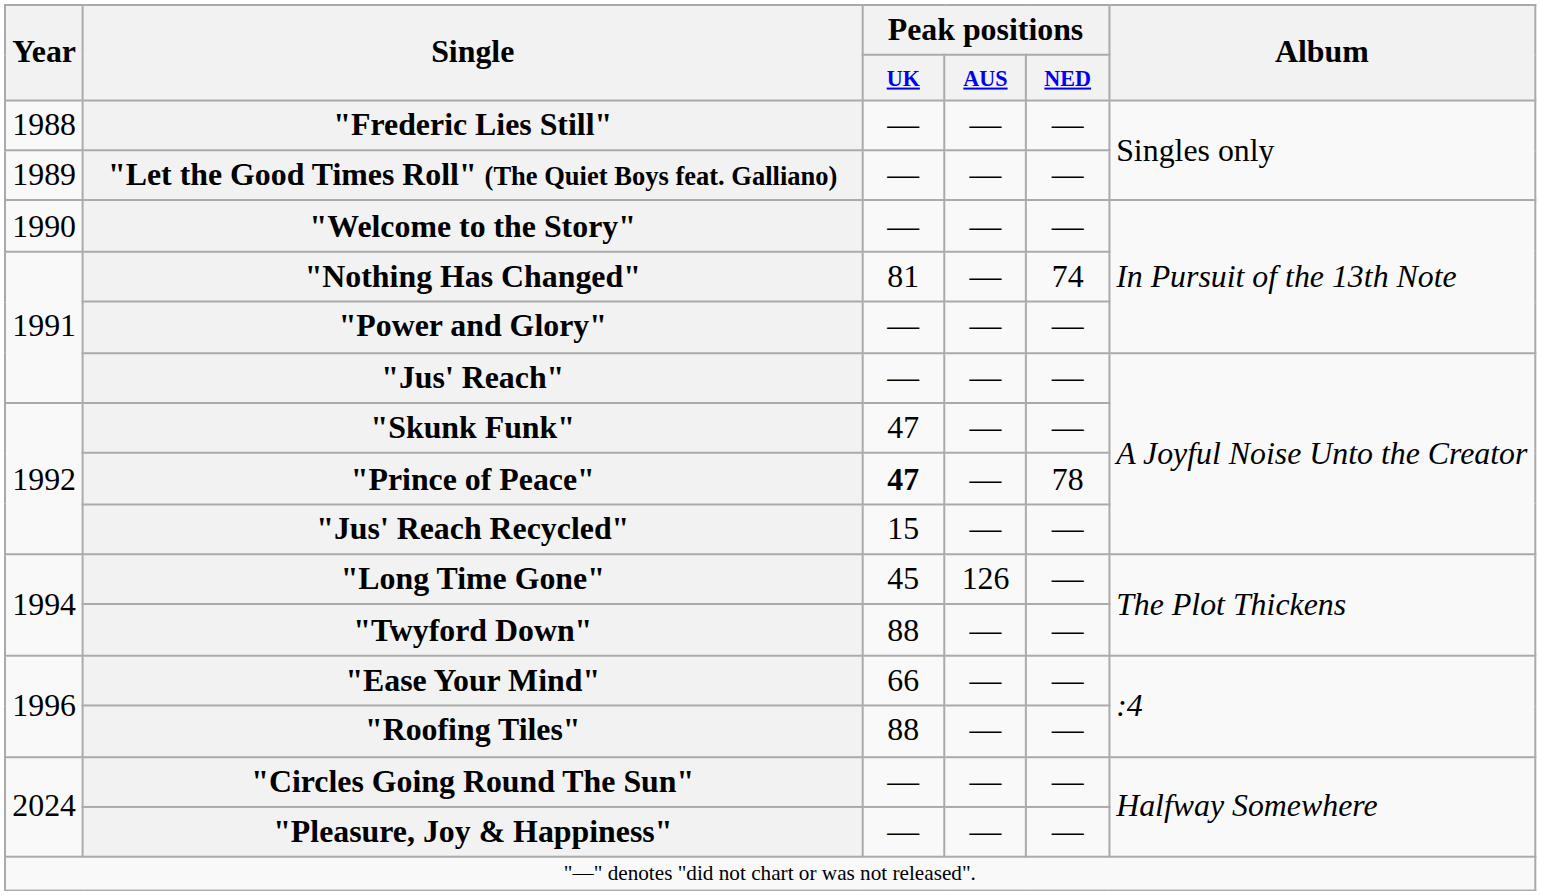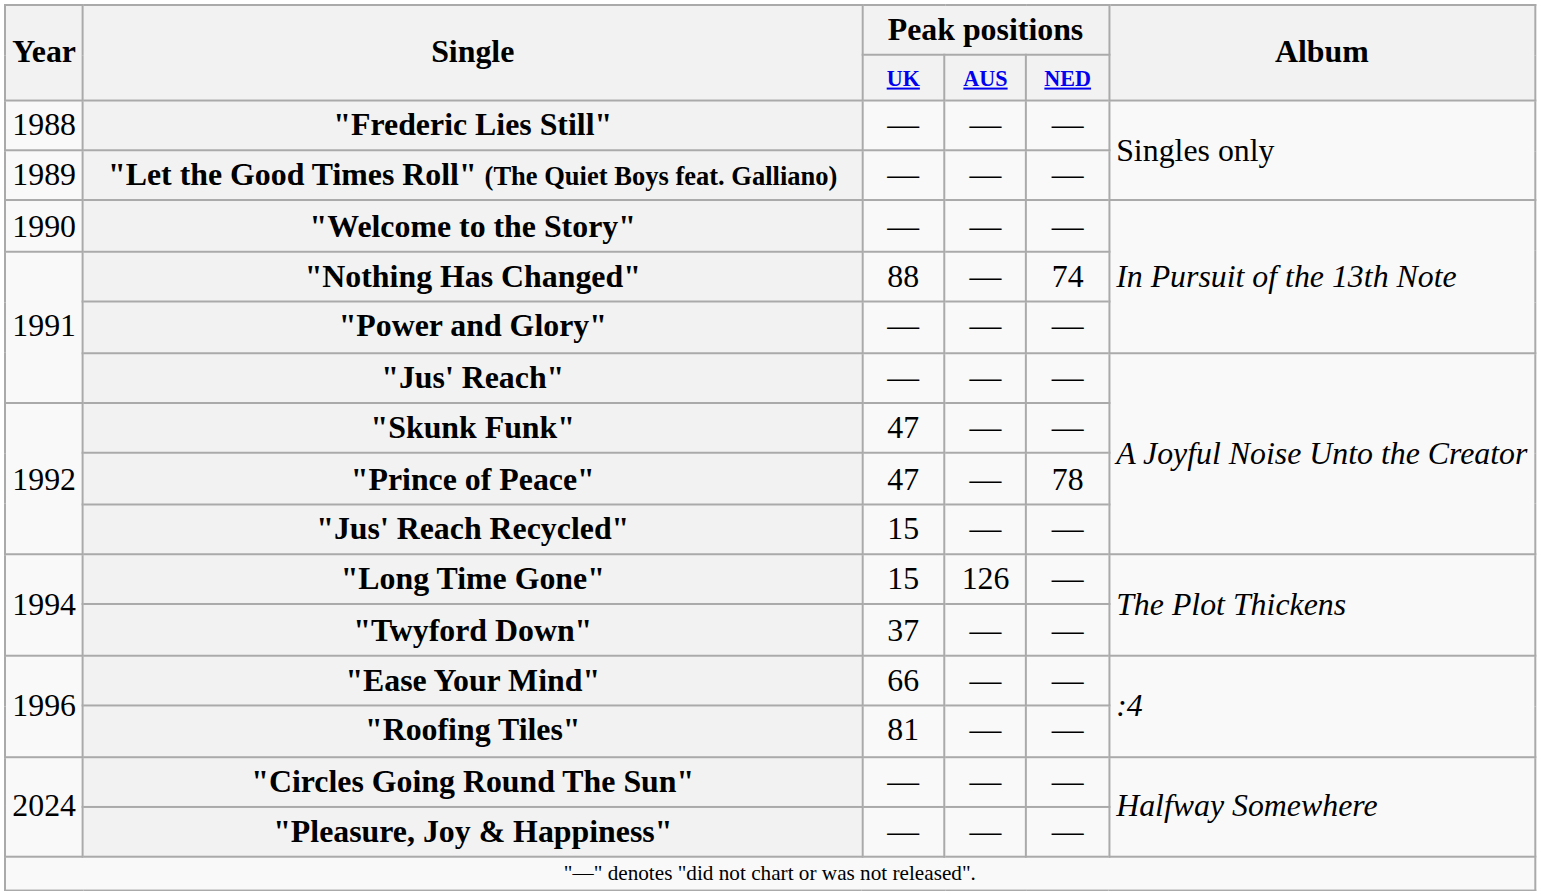(903, 276) 81 -> (903, 276) 88
(903, 478) bold -> (903, 478) normal
(903, 579) 45 -> (903, 579) 15
(903, 629) 88 -> (903, 629) 37
(903, 730) 88 -> (903, 730) 81
